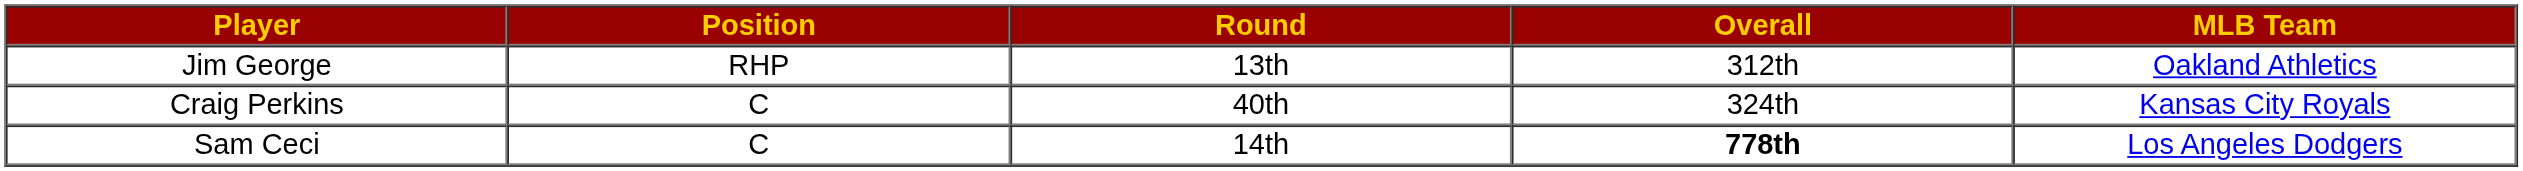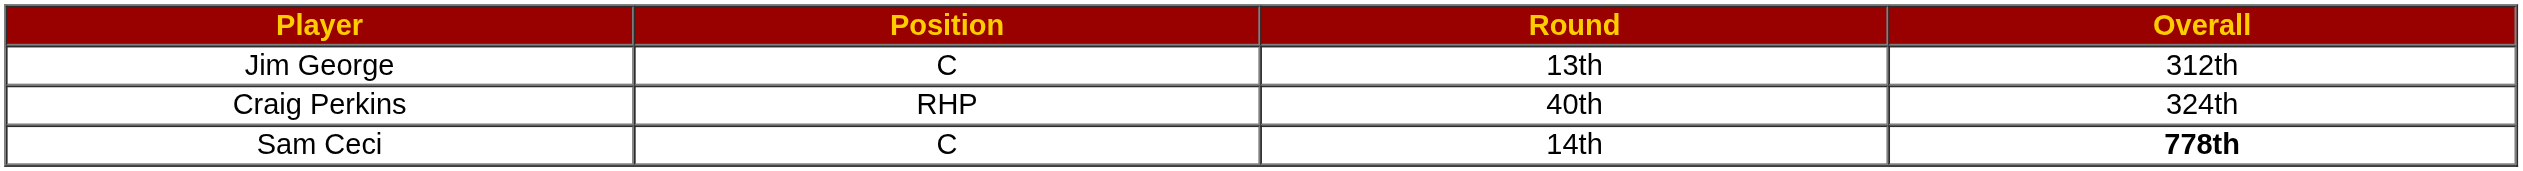- column: (2265, 25)
(759, 65) RHP -> (947, 65) C
(759, 104) C -> (947, 104) RHP
